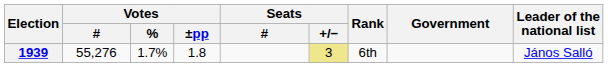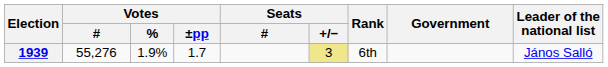(152, 53) 1.7% -> (152, 53) 1.9%
(197, 53) 1.8 -> (197, 53) 1.7
